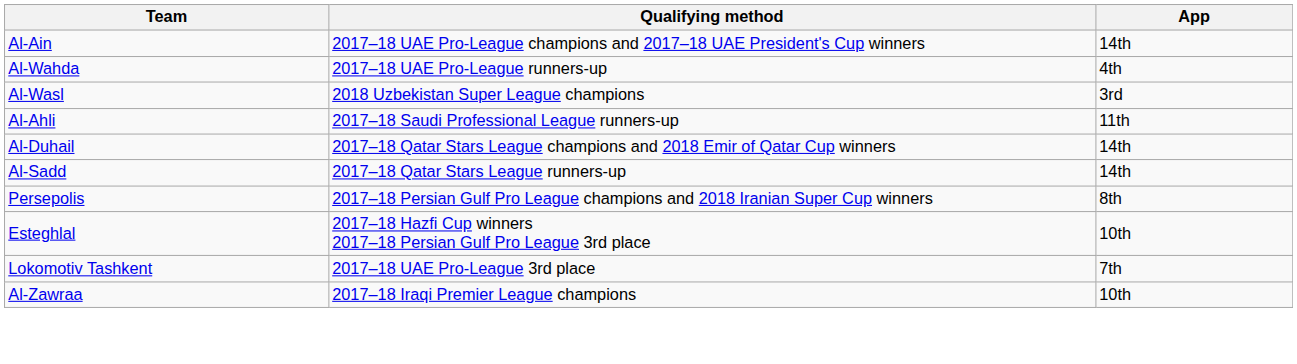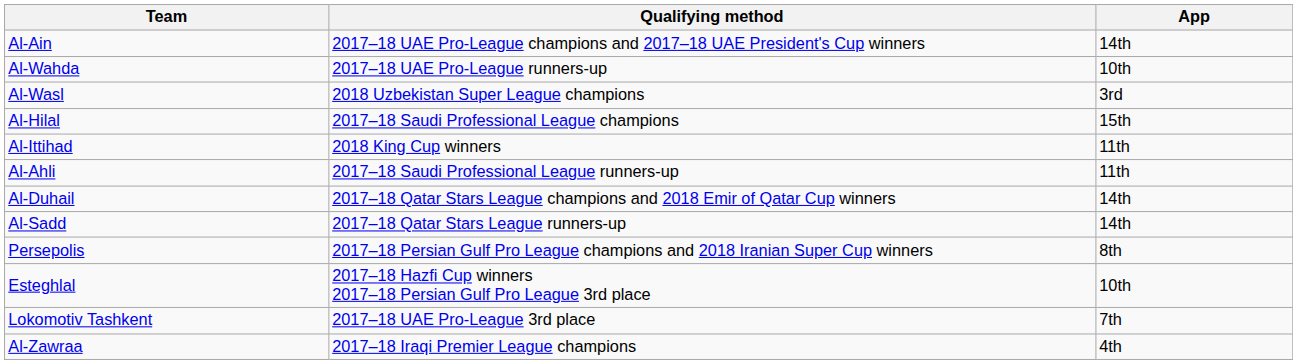(1111, 69) 4th -> (1115, 69) 10th
+ row: (34, 120)
+ row: (40, 146)
(1115, 294) 10th -> (1111, 346) 4th
